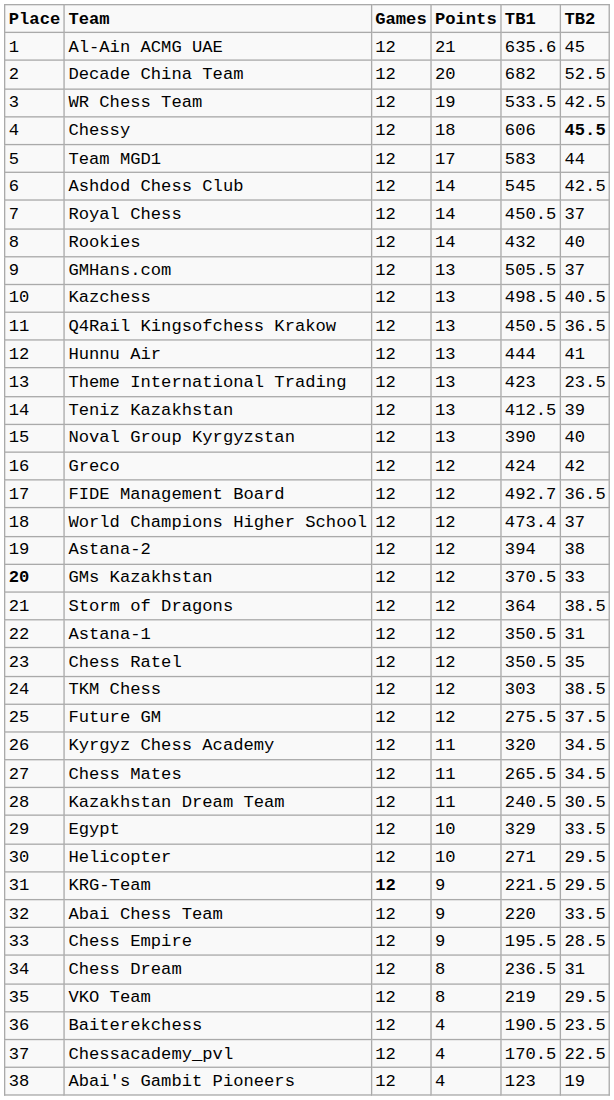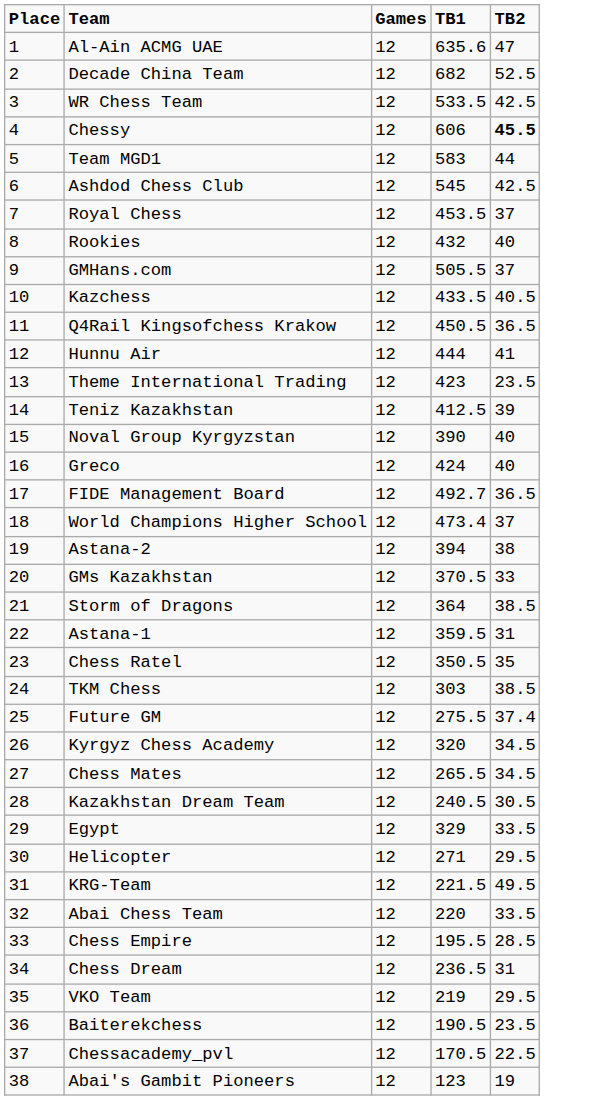- column: (466, 19)
(575, 47) 45 -> (505, 47) 47
(531, 214) 450.5 -> (461, 214) 453.5
(531, 298) 498.5 -> (461, 298) 433.5
(575, 466) 42 -> (505, 466) 40
(19, 578) bold -> (19, 578) normal
(531, 634) 350.5 -> (461, 634) 359.5
(585, 718) 37.5 -> (515, 718) 37.4
(386, 886) bold -> (386, 886) normal
(585, 886) 29.5 -> (515, 886) 49.5
